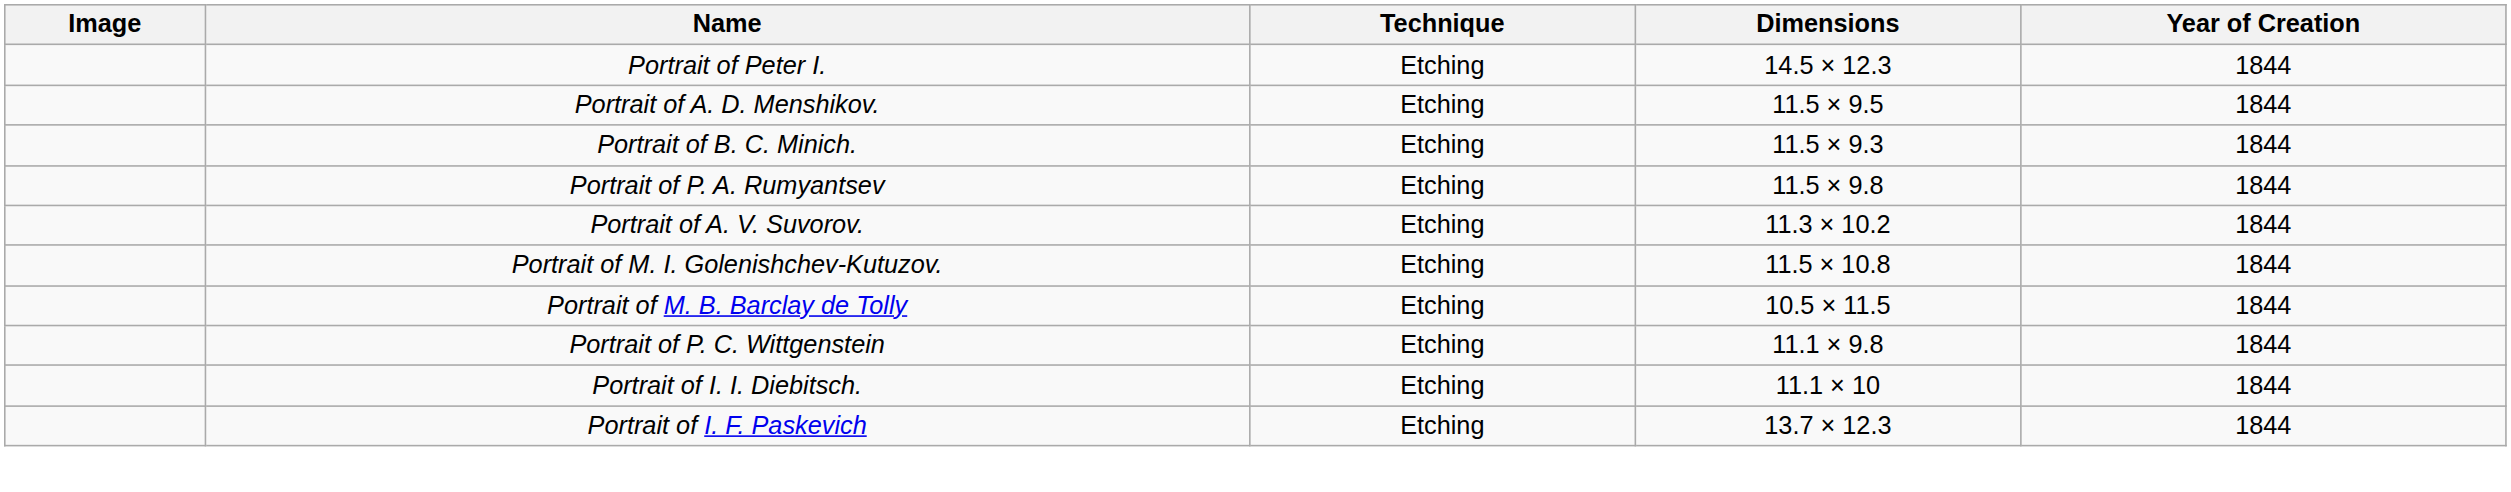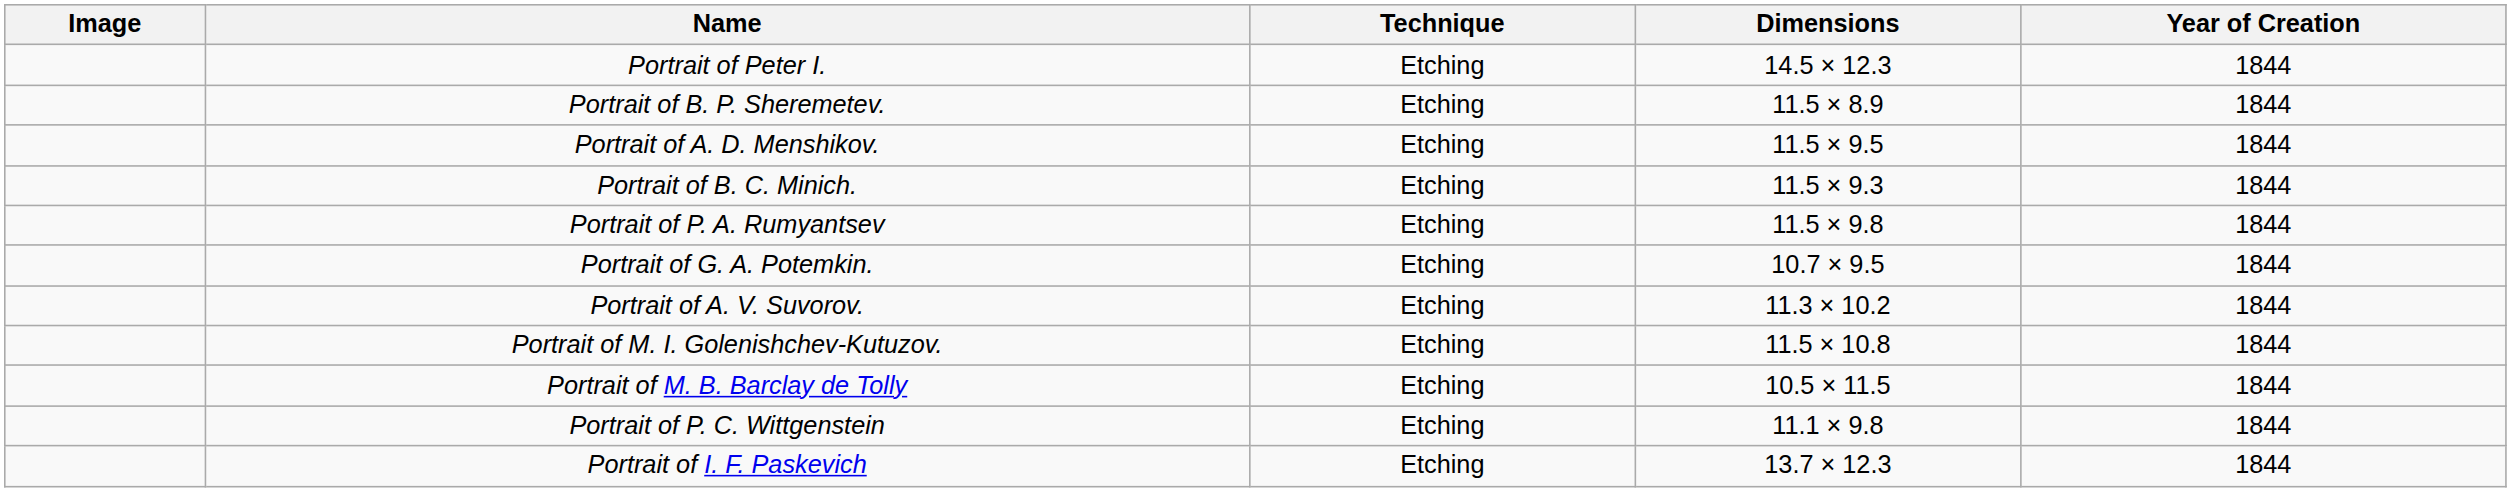+ row: (727, 104)
+ row: (727, 265)
- row: (727, 385)
